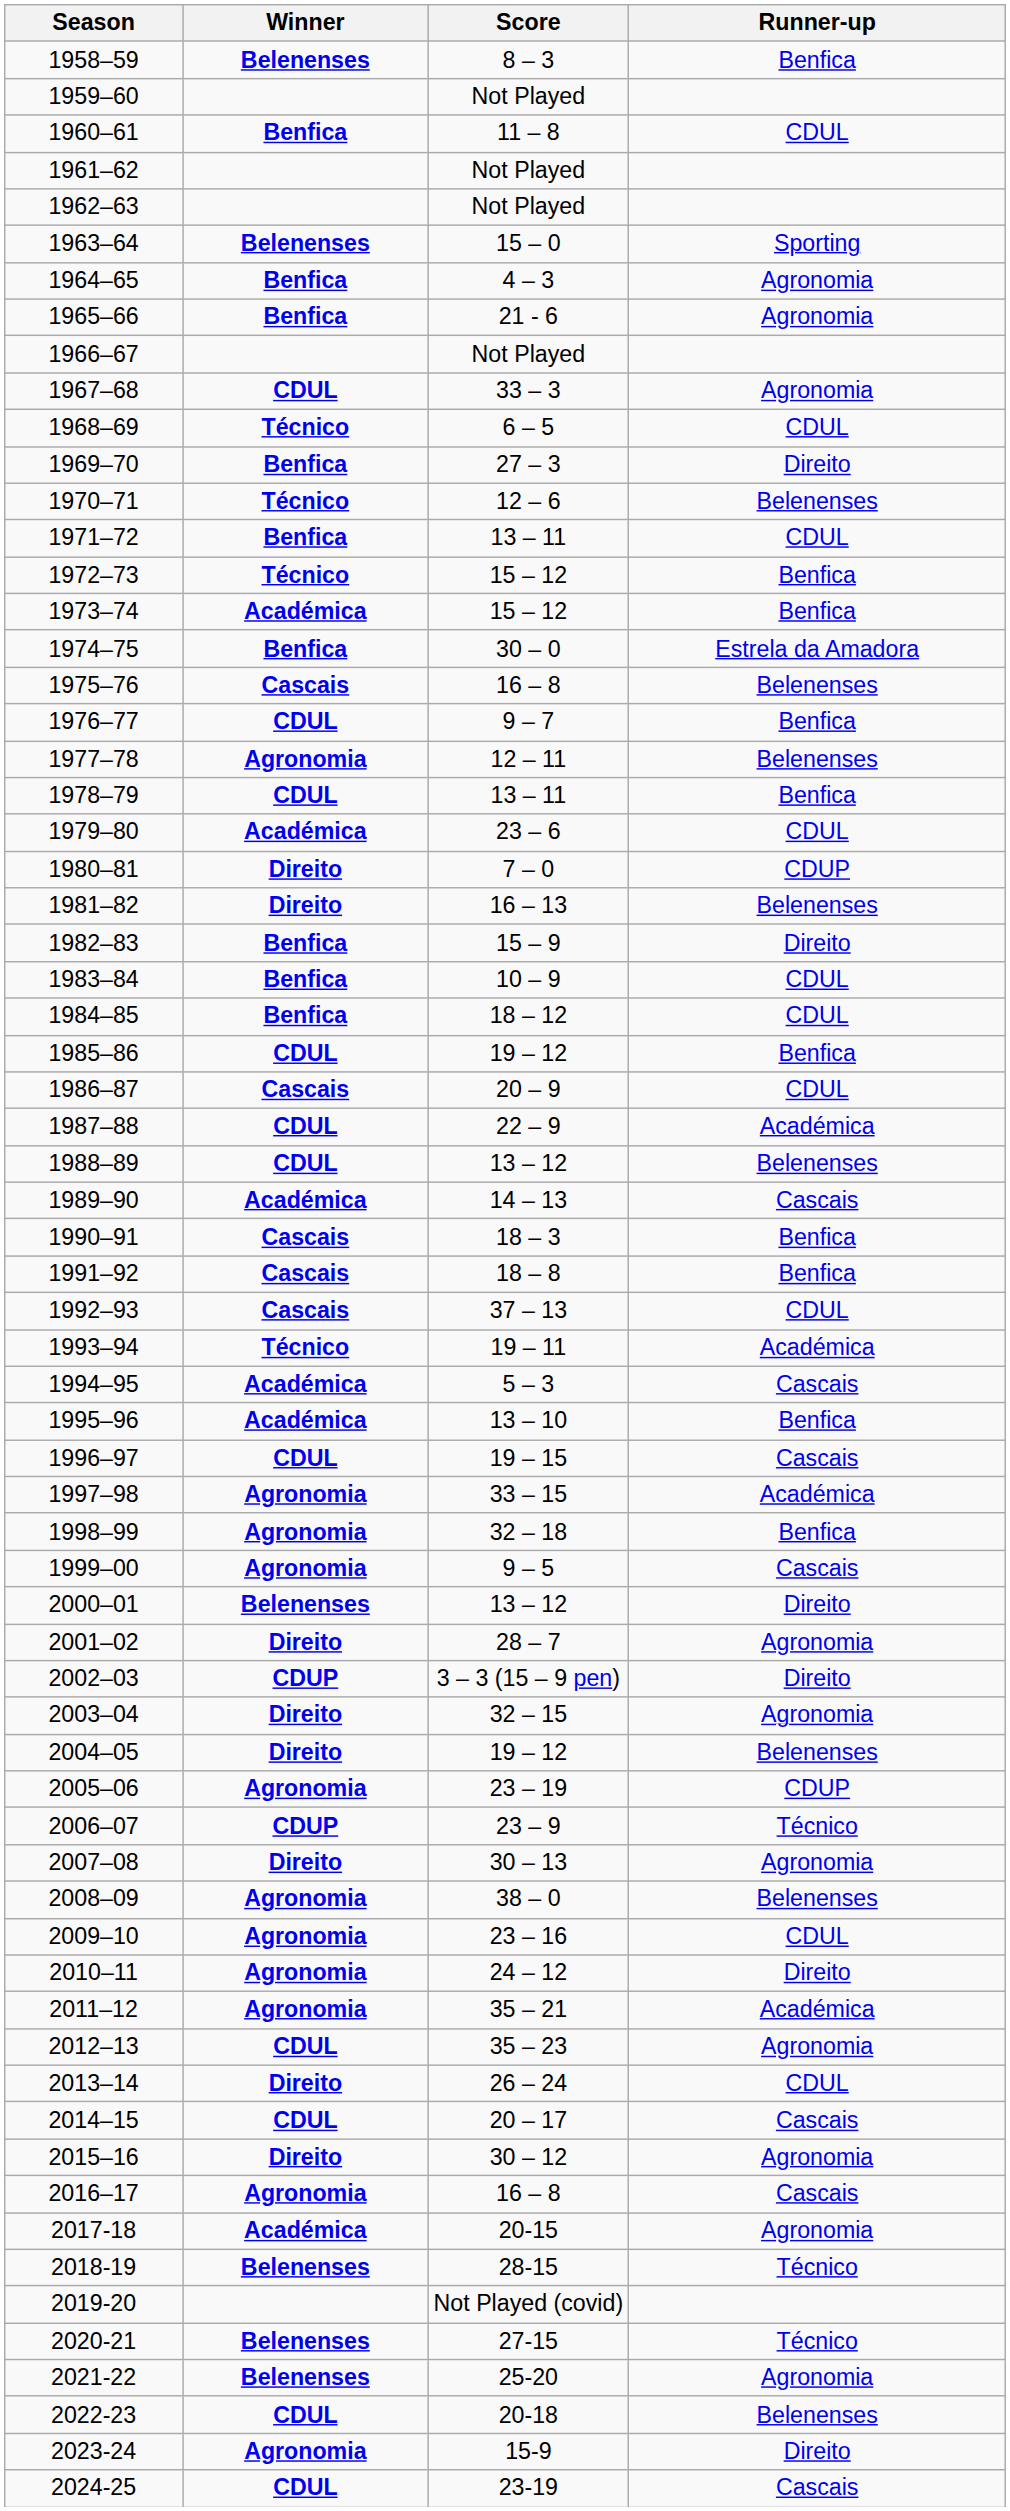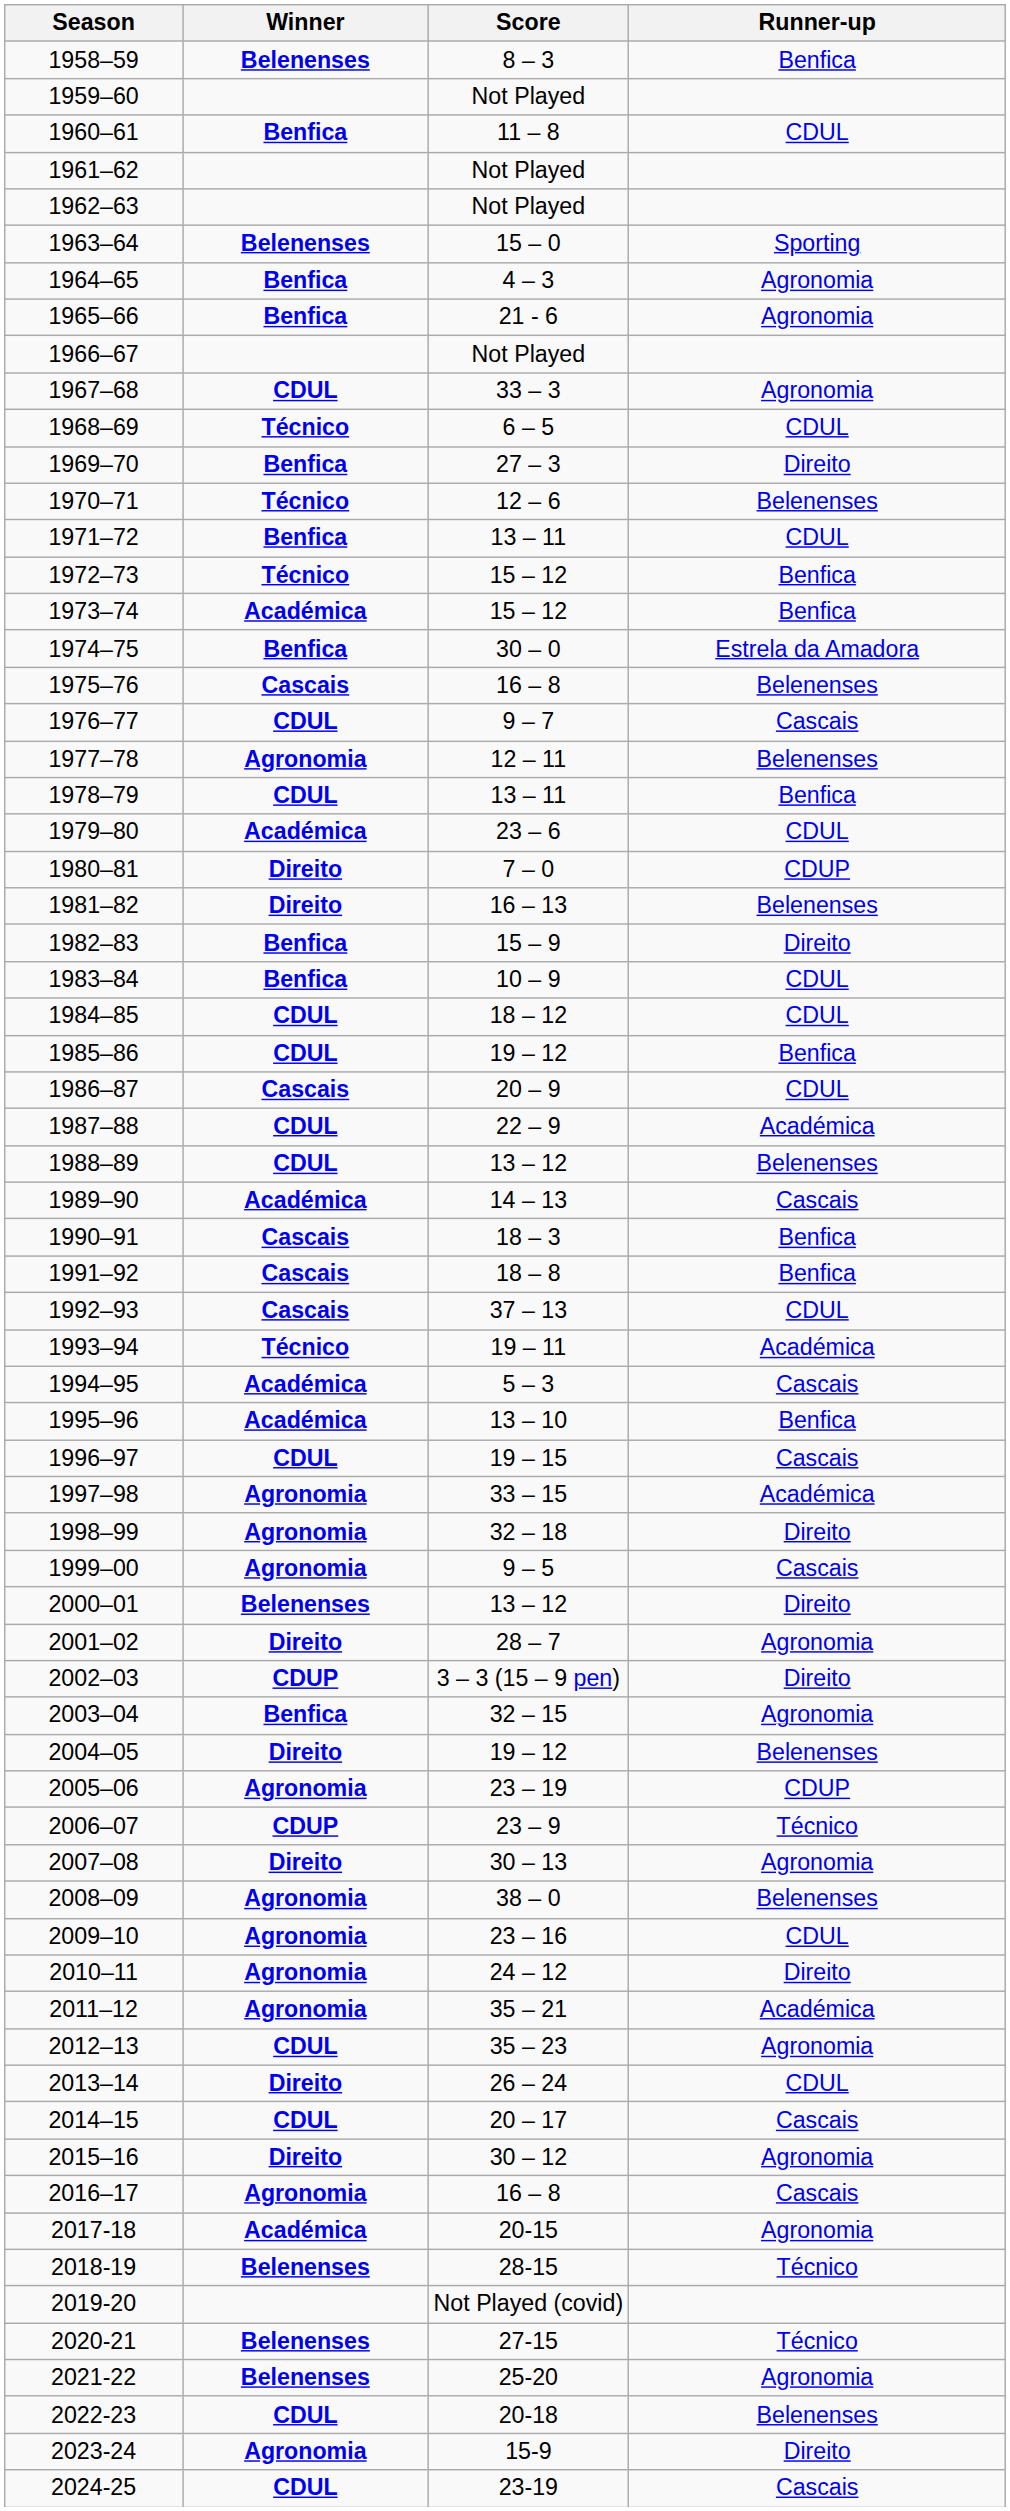(817, 721) Benfica -> (817, 721) Cascais
(305, 1016) Benfica -> (305, 1016) CDUL
(817, 1531) Benfica -> (817, 1531) Direito
(305, 1715) Direito -> (305, 1715) Benfica
